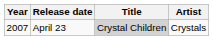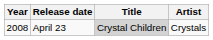(17, 27) 2007 -> (17, 27) 2008
